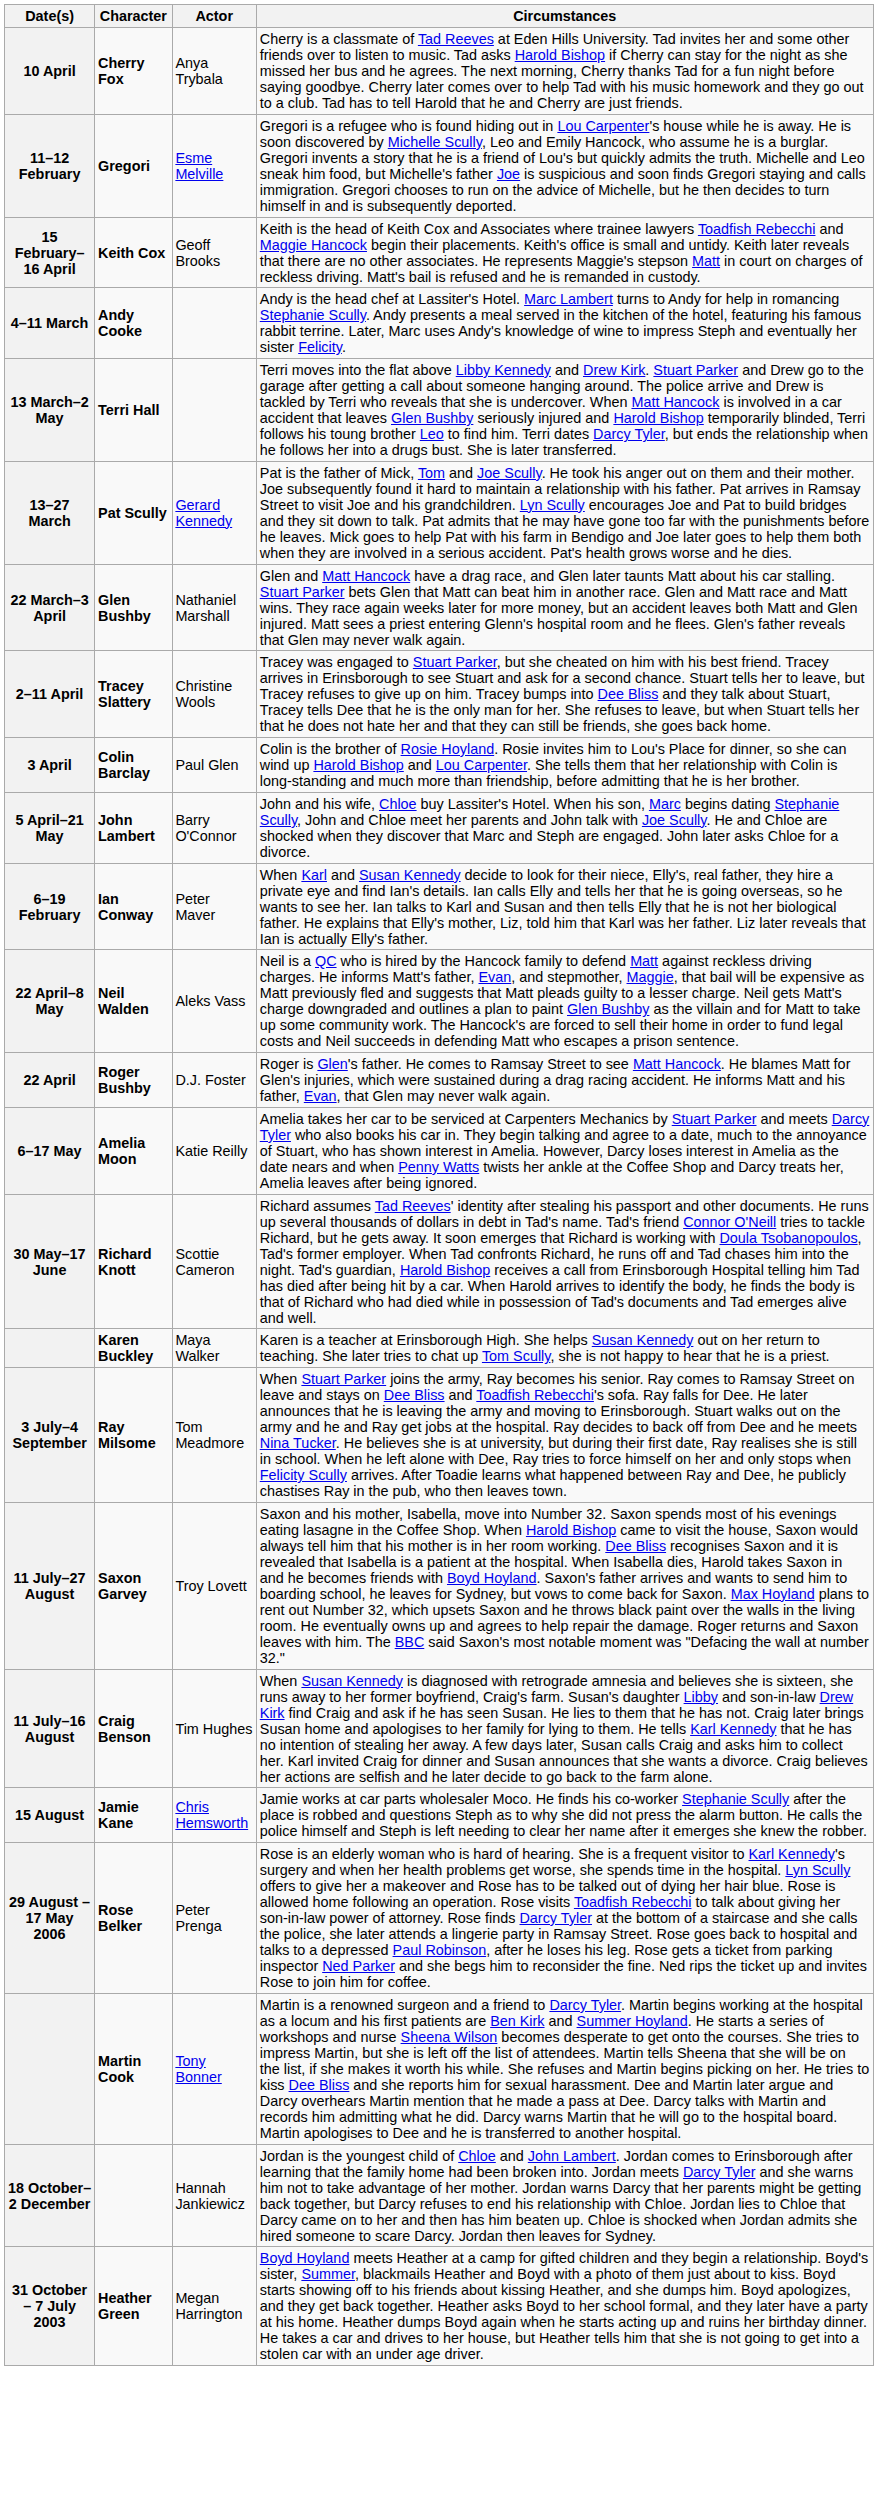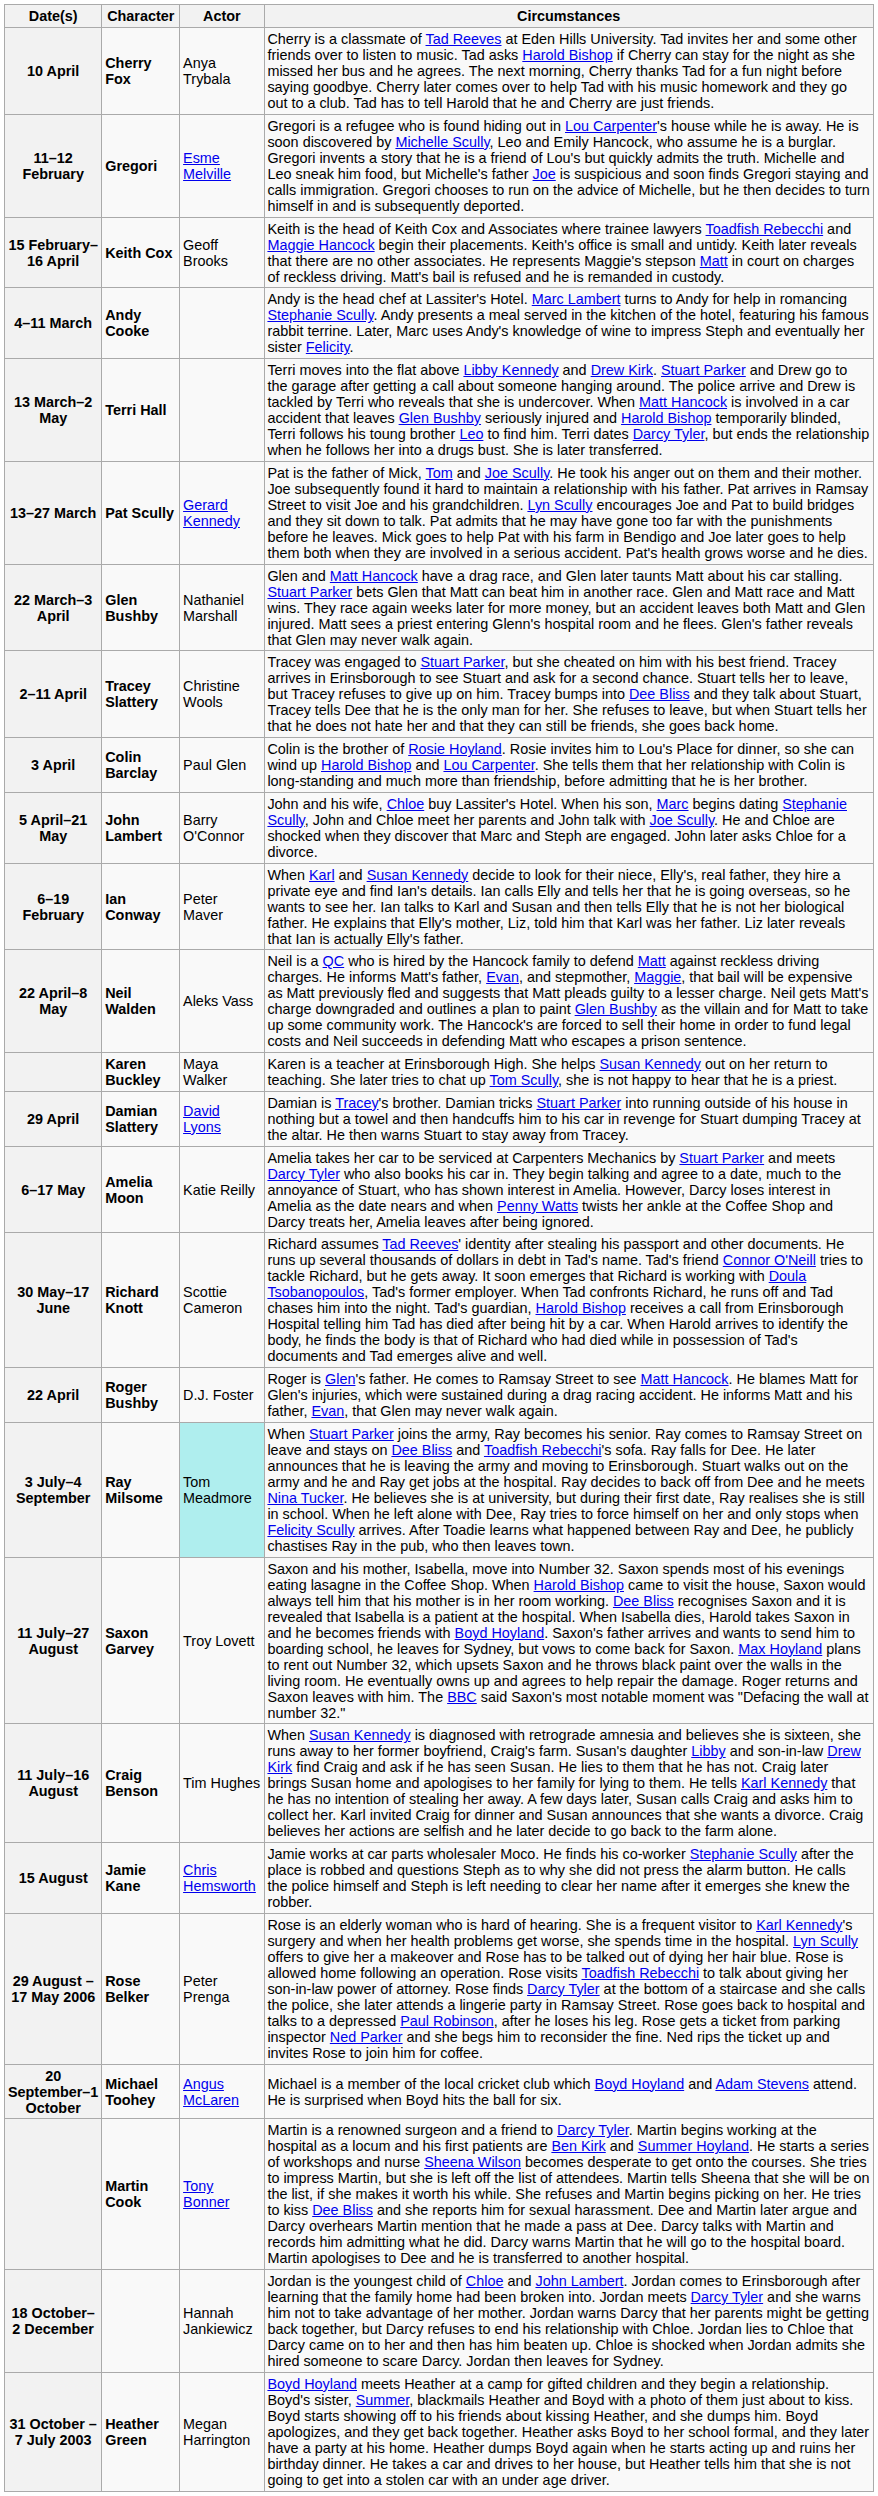rows swapped: (124, 1080) <-> (126, 1348)
+ row: (132, 1119)
(210, 1435) no background -> (217, 1490) paleturquoise background
+ row: (132, 2092)
